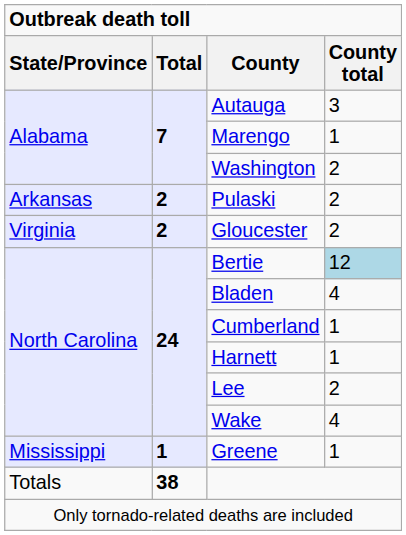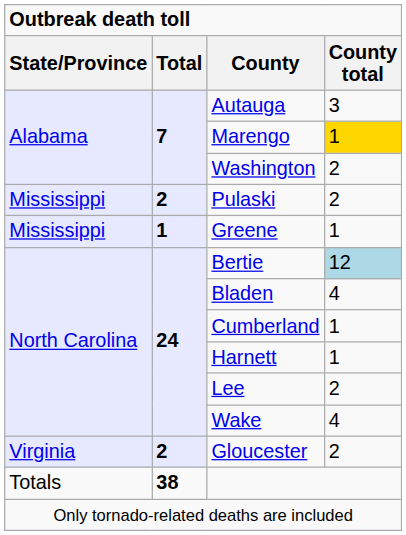(334, 136) no background -> (334, 136) gold background
(51, 199) Arkansas -> (57, 199) Mississippi
rows swapped: (245, 451) <-> (259, 231)
